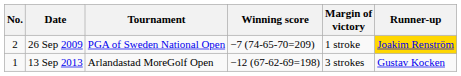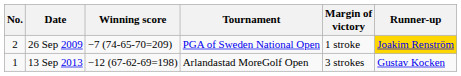columns swapped: (156, 20) <-> (275, 20)
